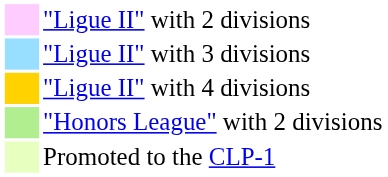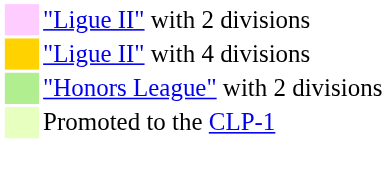- row: (177, 53)
